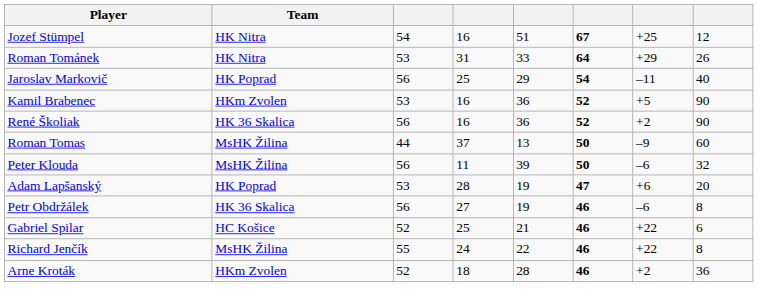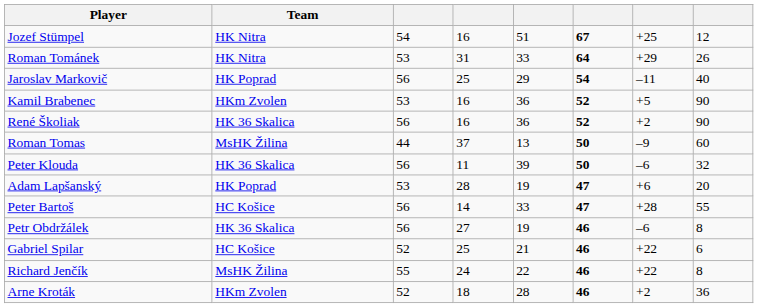(251, 164) MsHK Žilina -> (255, 164) HK 36 Skalica
+ row: (41, 206)
